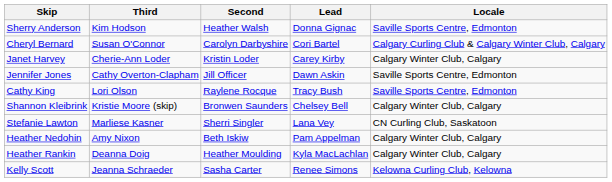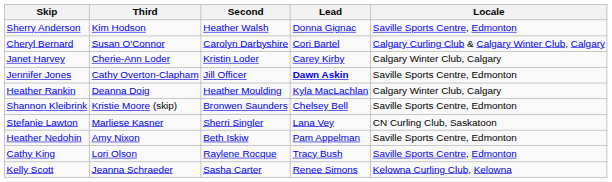(319, 75) normal -> (321, 75) bold
rows swapped: (31, 91) <-> (41, 153)
(437, 106) Calgary Winter Club, Calgary -> (445, 106) Saville Sports Centre, Edmonton
(437, 138) Calgary Winter Club, Calgary -> (445, 138) Saville Sports Centre, Edmonton
